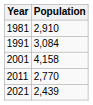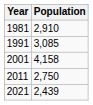(46, 44) 3,084 -> (46, 44) 3,085
(46, 76) 2,770 -> (46, 76) 2,750
